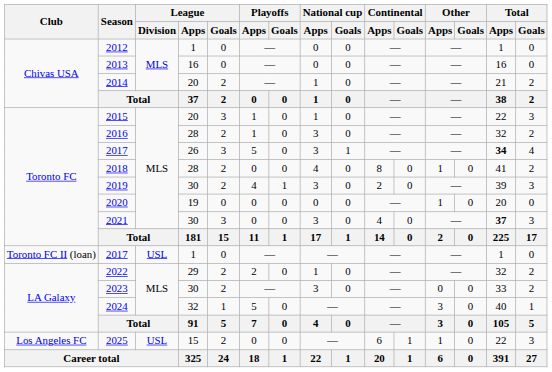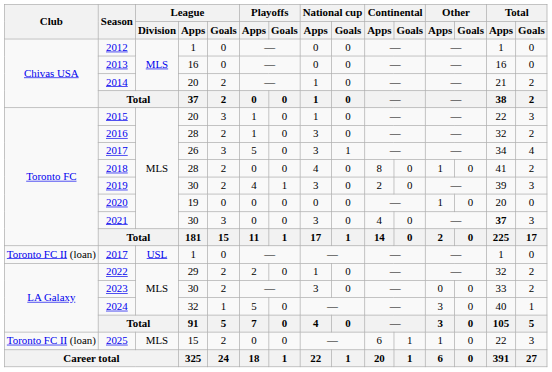(501, 151) bold -> (501, 151) normal
(51, 340) Los Angeles FC -> (51, 340) Toronto FC II (loan)
(157, 340) USL -> (157, 340) MLS
